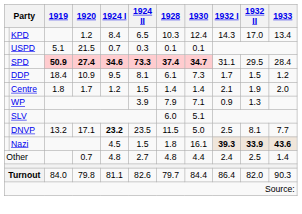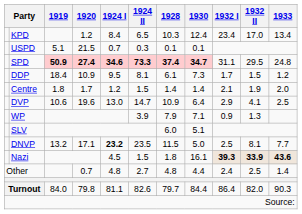(227, 35) 14.3 -> (227, 35) 23.4
(283, 62) 28.4 -> (283, 62) 24.8
+ row: (20, 103)
